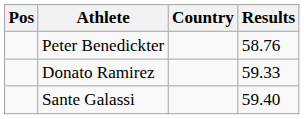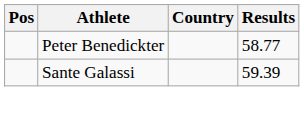(261, 45) 58.76 -> (261, 45) 58.77
- row: (98, 72)
(261, 99) 59.40 -> (261, 72) 59.39
